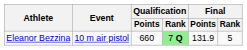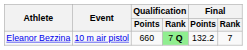(203, 39) 131.9 -> (203, 39) 132.2
(230, 39) 5 -> (230, 39) 7
